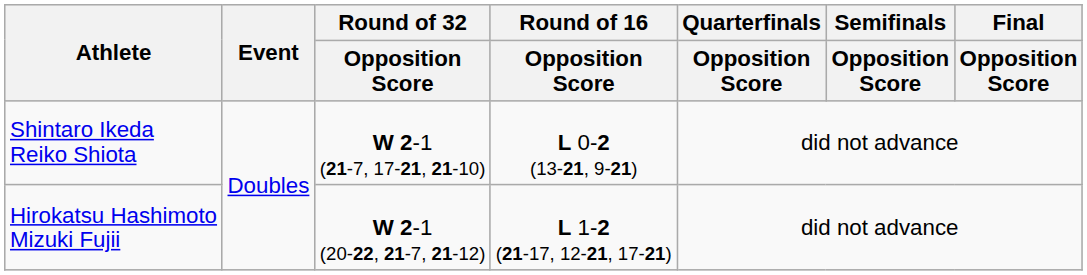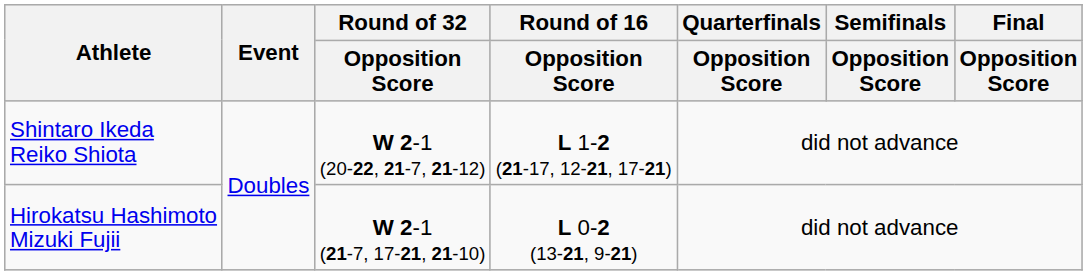(403, 155) W 2-1 (21-7, 17-21, 21-10) -> (403, 155) W 2-1 (20-22, 21-7, 21-12)
(584, 155) L 0-2 (13-21, 9-21) -> (584, 155) L 1-2 (21-17, 12-21, 17-21)
(403, 240) W 2-1 (20-22, 21-7, 21-12) -> (403, 240) W 2-1 (21-7, 17-21, 21-10)
(584, 240) L 1-2 (21-17, 12-21, 17-21) -> (584, 240) L 0-2 (13-21, 9-21)
